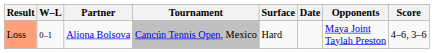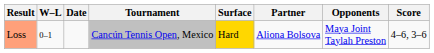columns swapped: (310, 12) <-> (98, 12)
(272, 34) no background -> (228, 34) gold background
